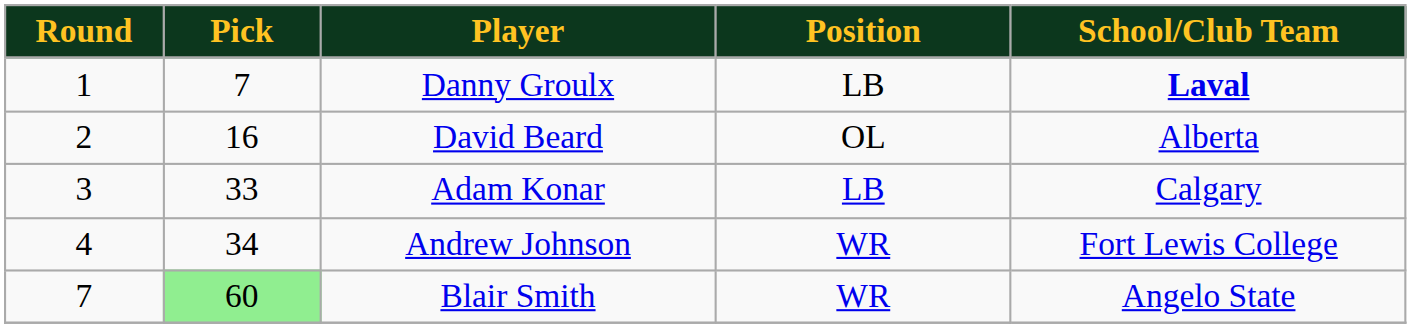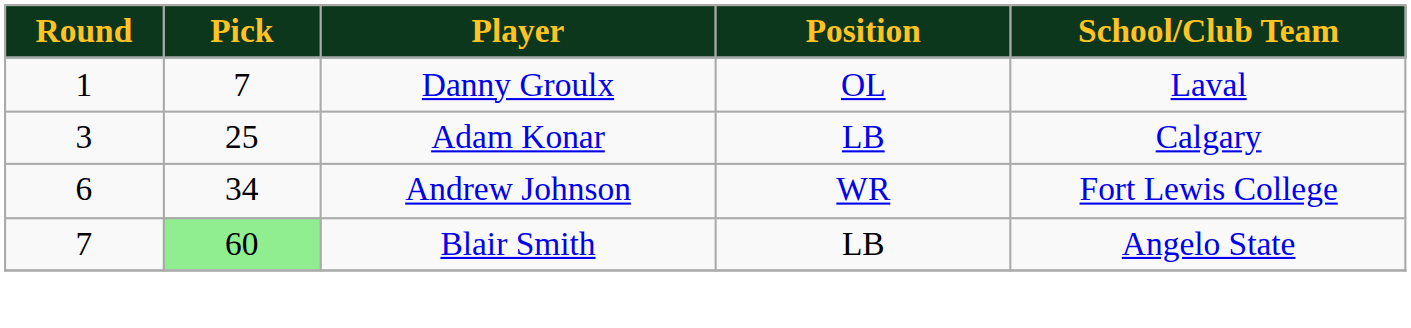(863, 84) LB -> (863, 84) OL
(1209, 84) bold -> (1209, 84) normal
- row: (518, 137)
(242, 190) 33 -> (242, 137) 25
(84, 243) 4 -> (84, 190) 6
(863, 296) WR -> (863, 243) LB
